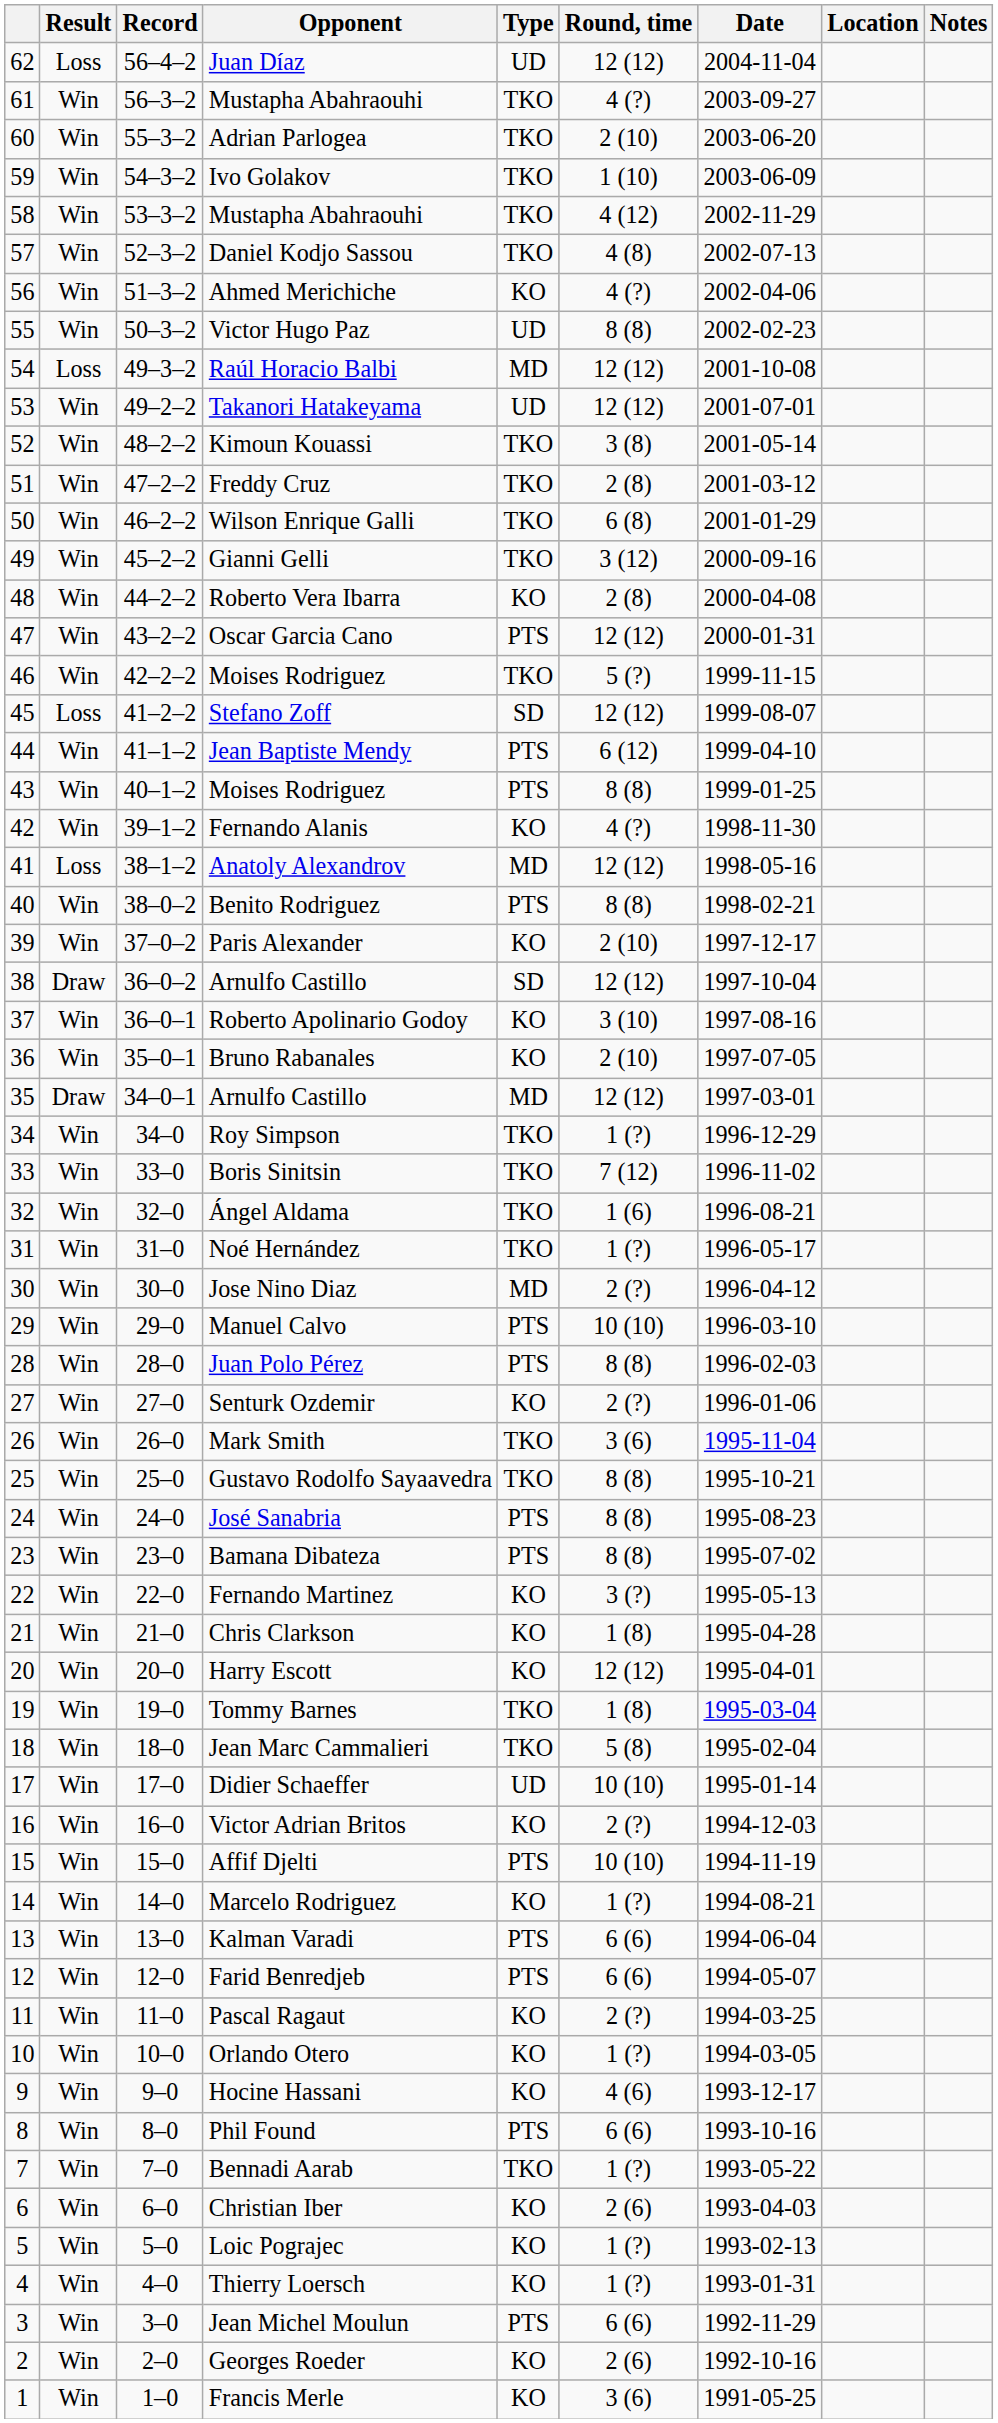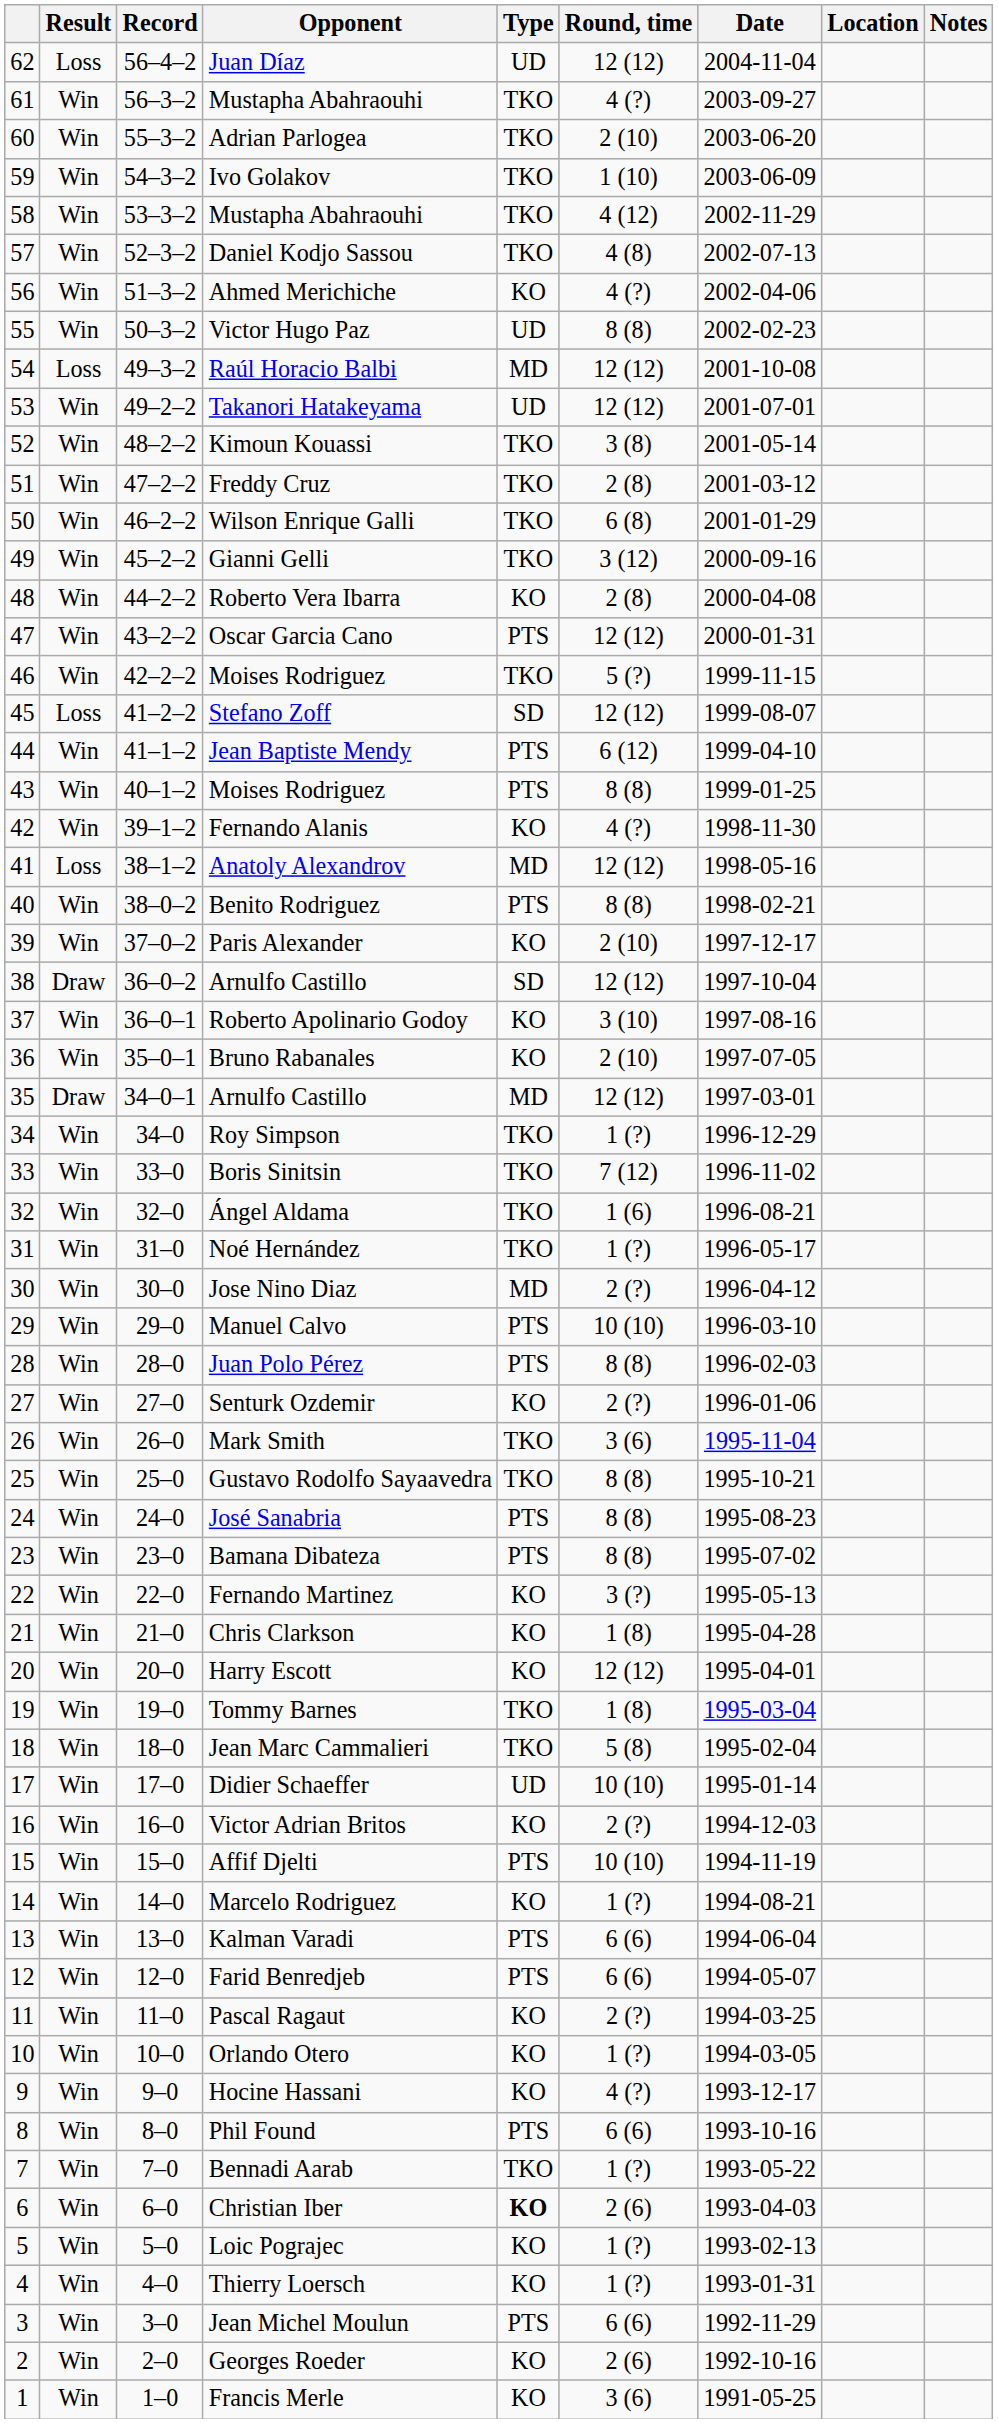(629, 2092) 4 (6) -> (629, 2092) 4 (?)
(528, 2207) normal -> (528, 2207) bold
